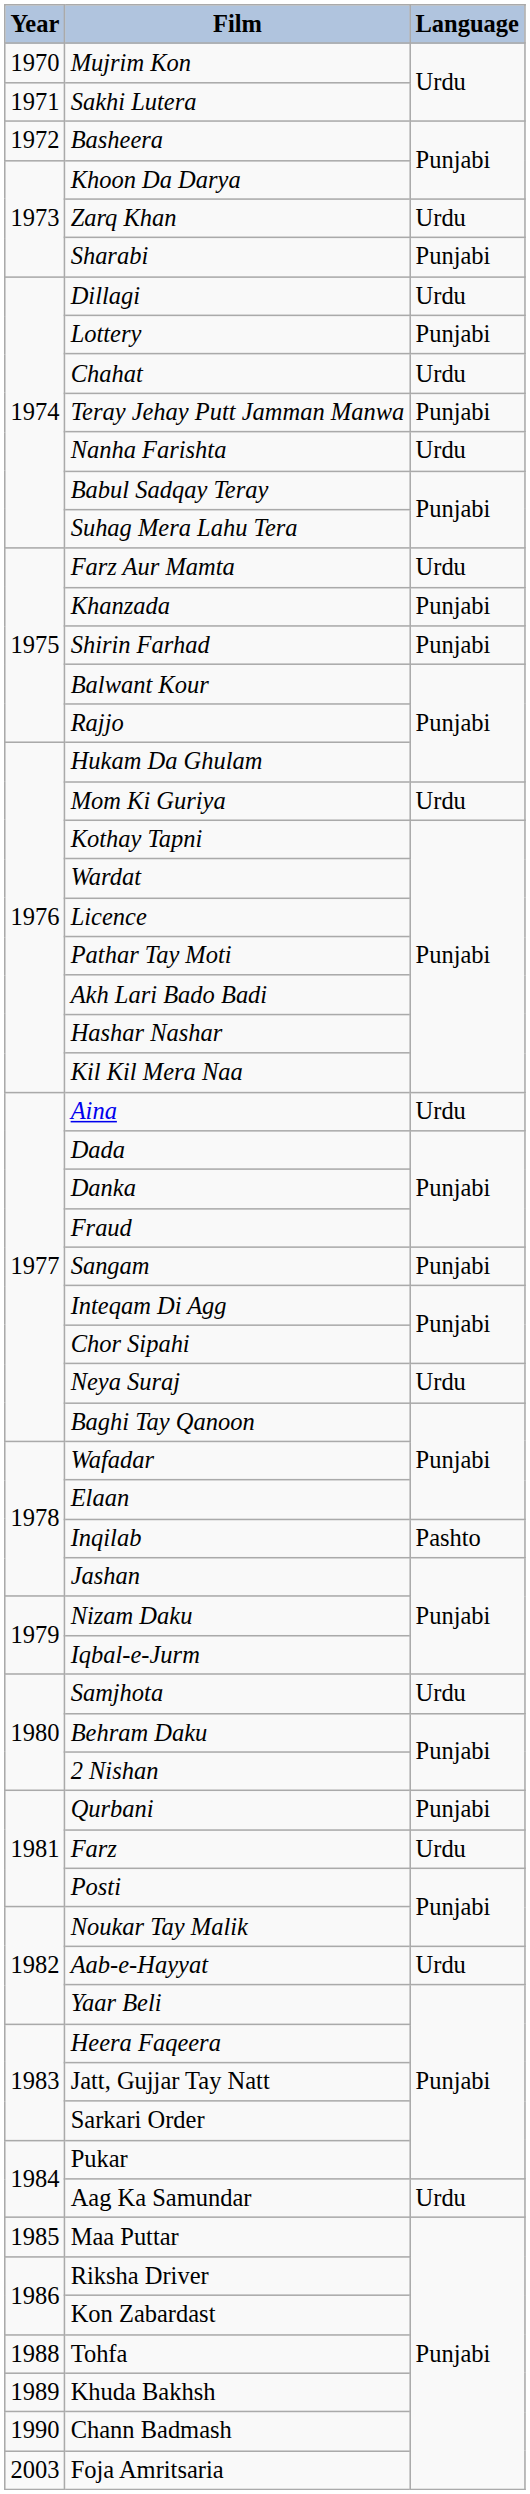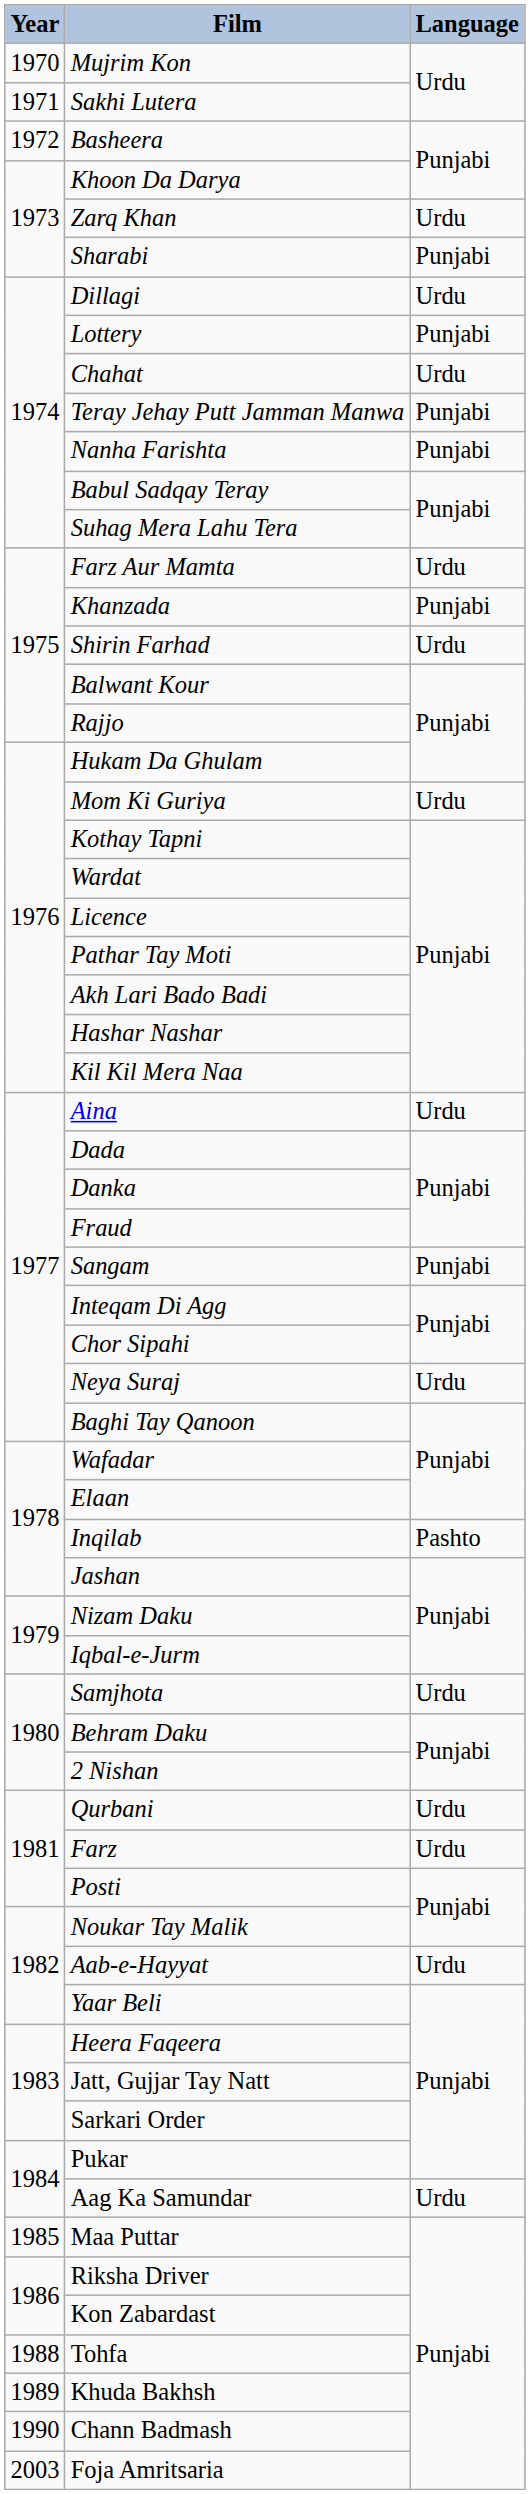(441, 450) Urdu -> (453, 450) Punjabi
(453, 645) Punjabi -> (441, 645) Urdu
(453, 1809) Punjabi -> (441, 1809) Urdu
